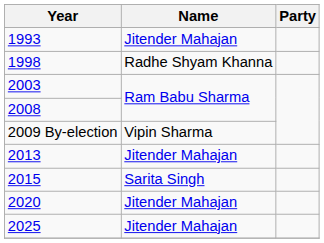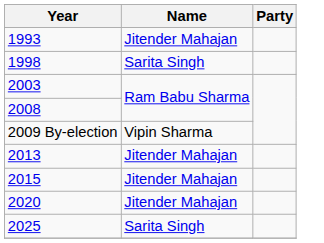(198, 62) Radhe Shyam Khanna -> (164, 62) Sarita Singh
(164, 179) Sarita Singh -> (181, 179) Jitender Mahajan
(181, 226) Jitender Mahajan -> (164, 226) Sarita Singh
